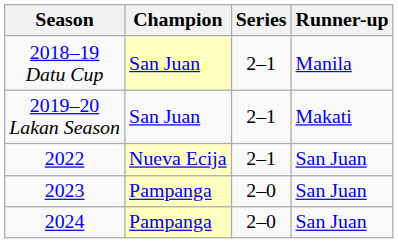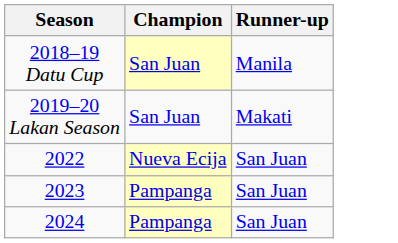- column: (261, 20)
